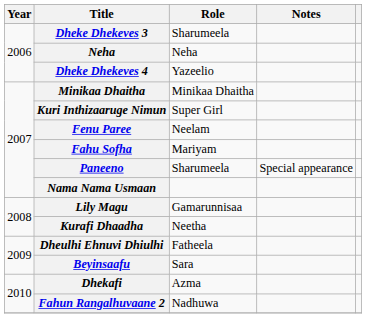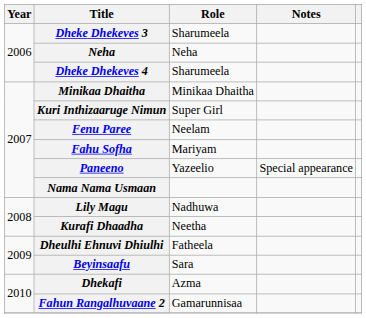(193, 71) Yazeelio -> (201, 71) Sharumeela
(201, 168) Sharumeela -> (193, 168) Yazeelio
(207, 206) Gamarunnisaa -> (195, 206) Nadhuwa
(195, 303) Nadhuwa -> (207, 303) Gamarunnisaa
